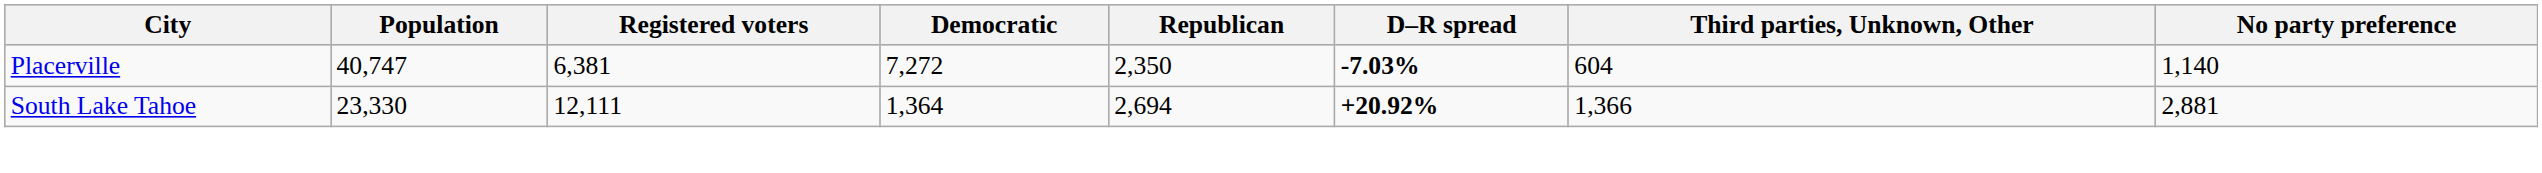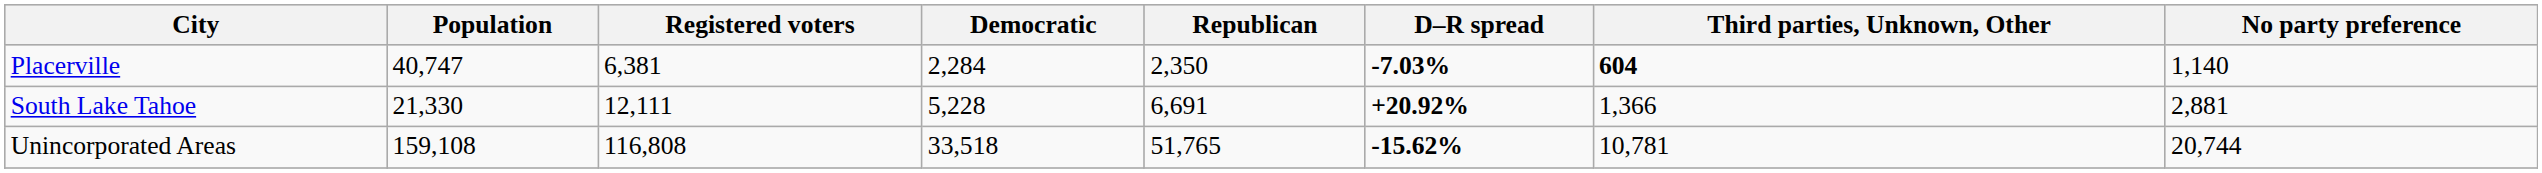(915, 65) 7,272 -> (957, 65) 2,284
(1594, 65) normal -> (1618, 65) bold
(372, 106) 23,330 -> (428, 106) 21,330
(915, 106) 1,364 -> (957, 106) 5,228
(1143, 106) 2,694 -> (1179, 106) 6,691
+ row: (123, 146)
